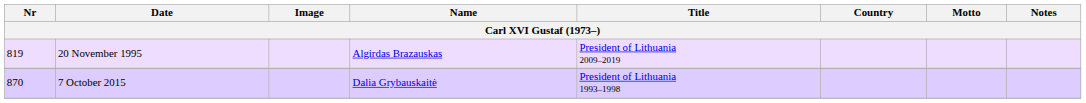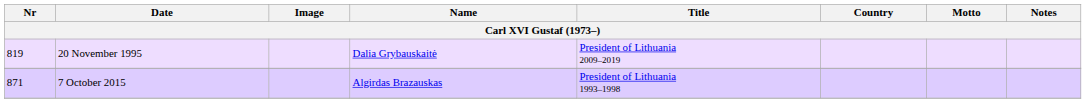(397, 53) Algirdas Brazauskas -> (395, 53) Dalia Grybauskaitė
(15, 83) 870 -> (15, 83) 871
(395, 83) Dalia Grybauskaitė -> (397, 83) Algirdas Brazauskas
